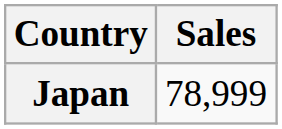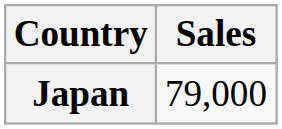(216, 92) 78,999 -> (216, 92) 79,000
